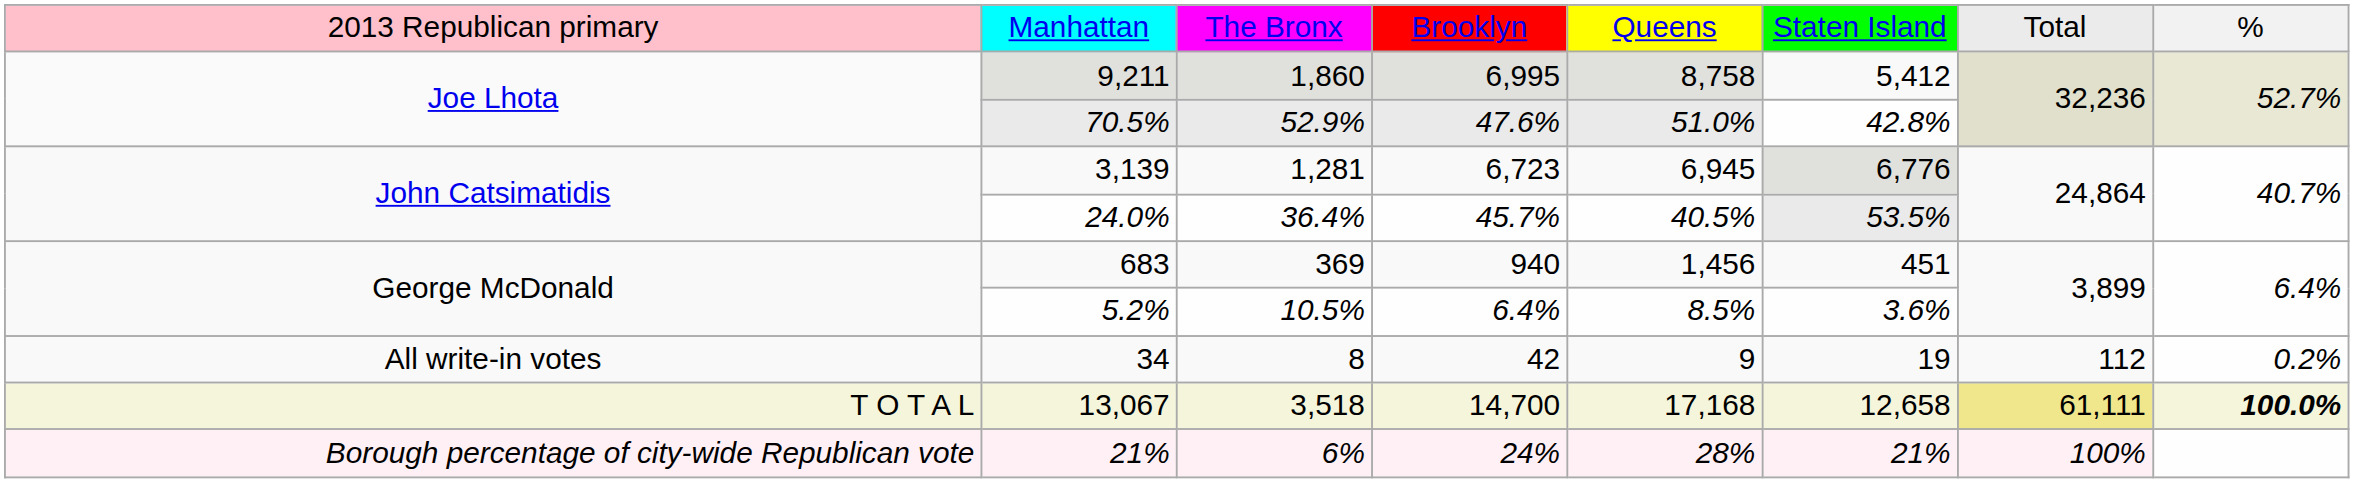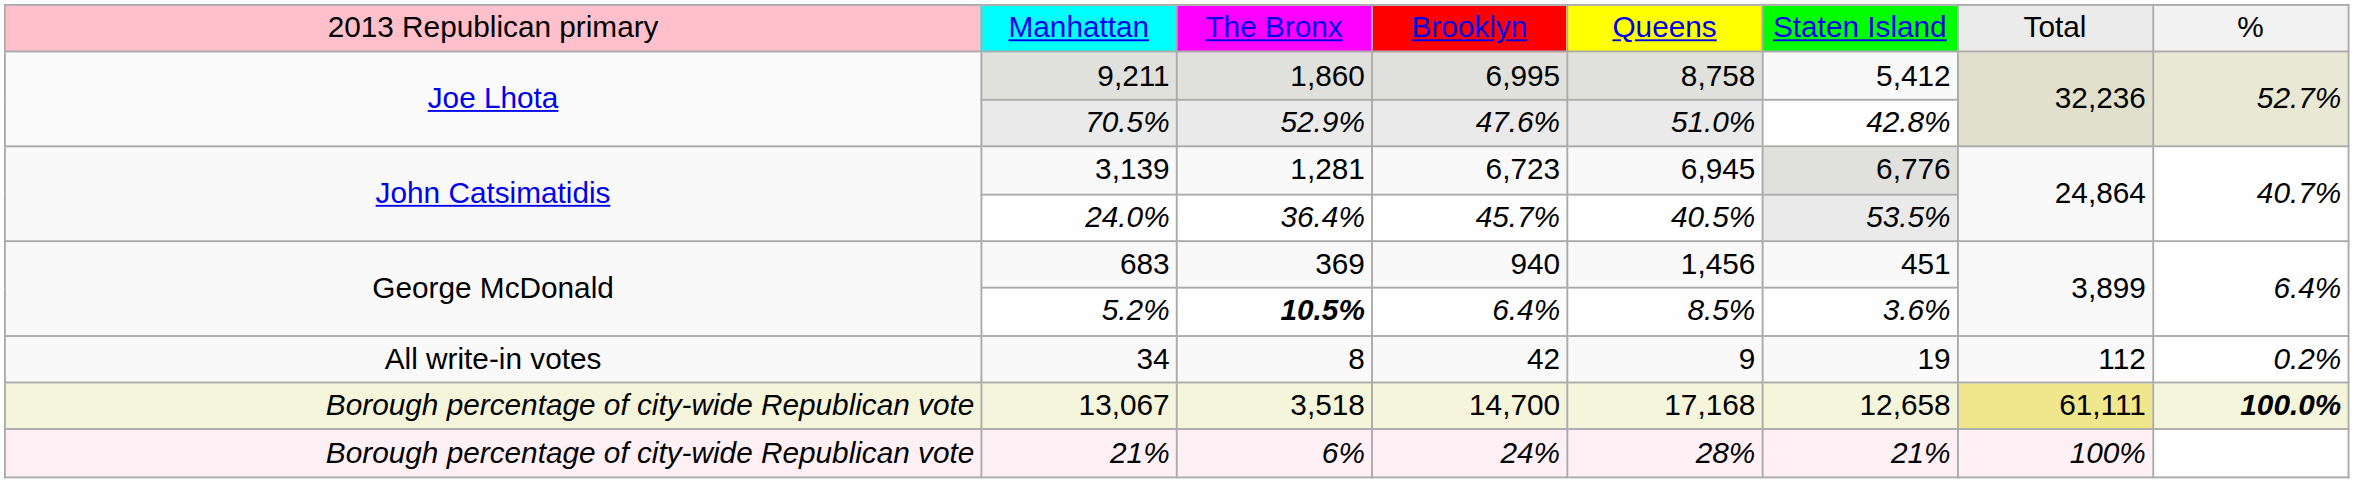(1323, 311) normal -> (1323, 311) bold
(912, 405) T O T A L -> (650, 405) Borough percentage of city-wide Republican vote
